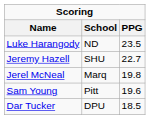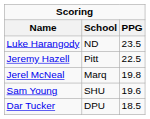(94, 59) SHU -> (91, 59) Pitt
(131, 59) 22.7 -> (131, 59) 22.5
(91, 91) Pitt -> (94, 91) SHU
